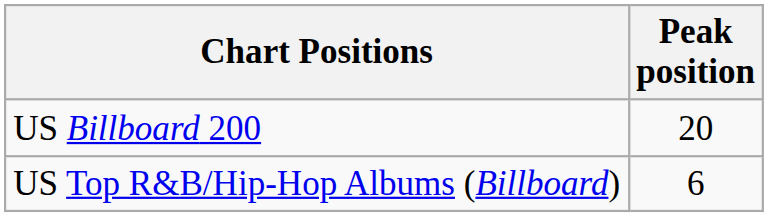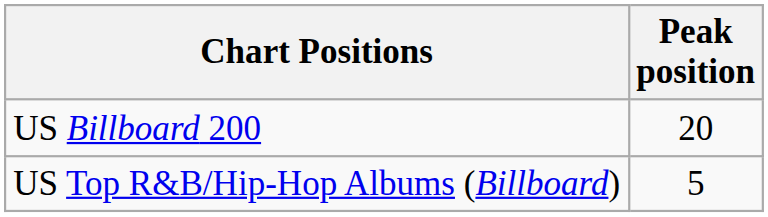(696, 182) 6 -> (696, 182) 5
